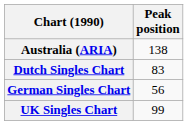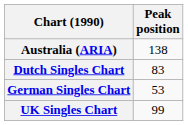(158, 89) 56 -> (158, 89) 53
